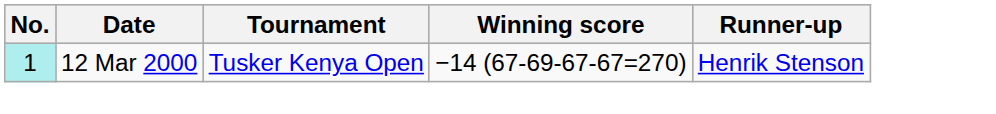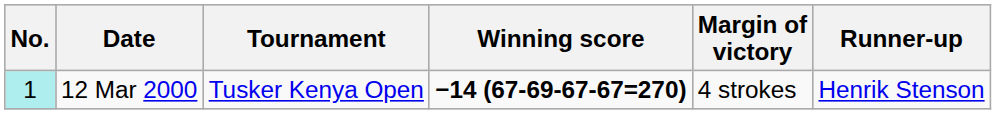+ column: (752, 38)
(561, 63) normal -> (561, 90) bold
